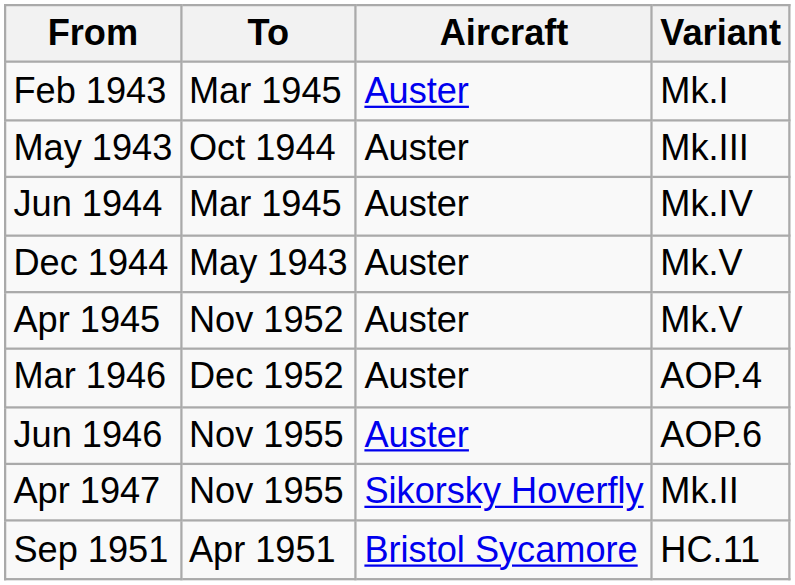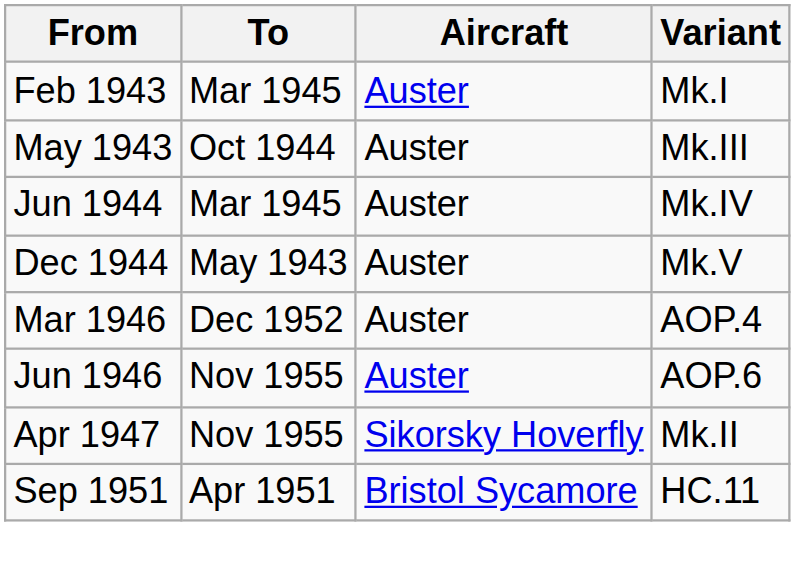- row: (87, 319)
